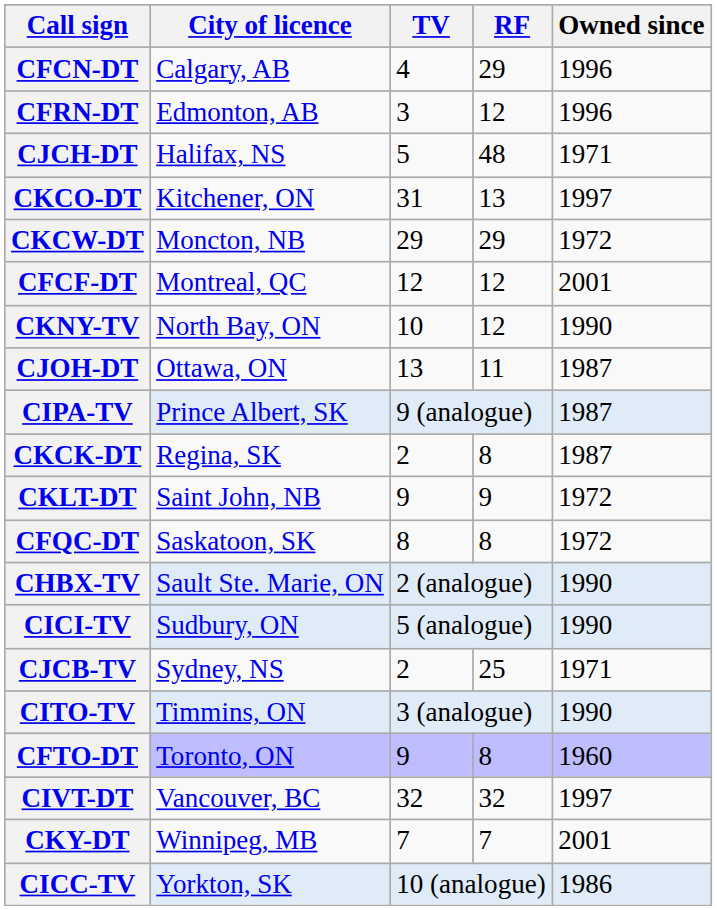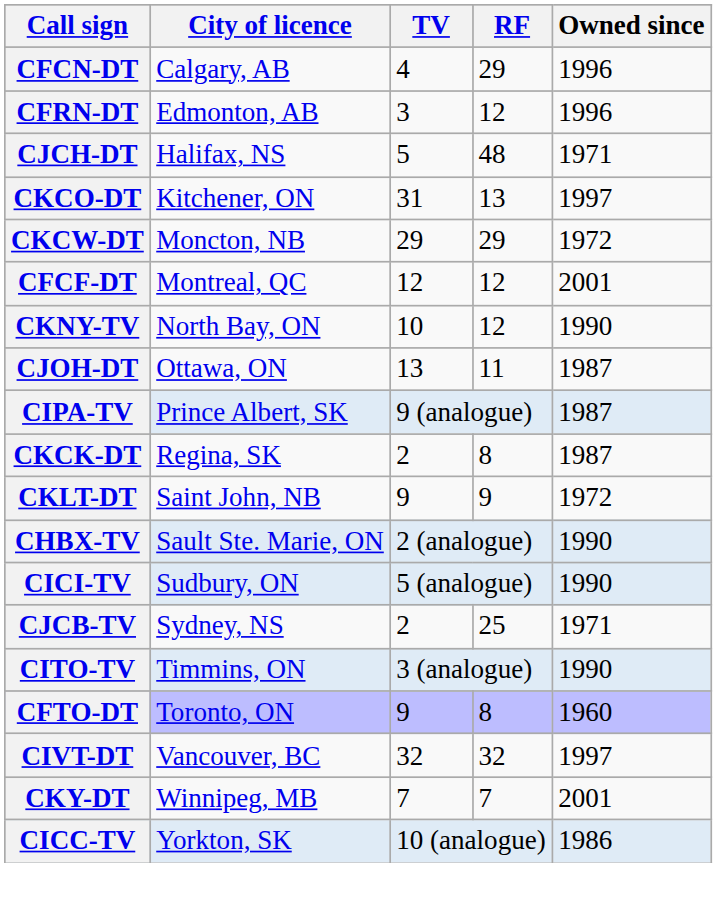- row: (77, 540)
